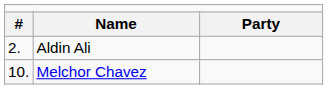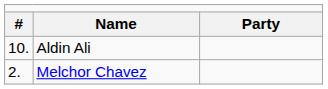(14, 48) 2. -> (19, 48) 10.
(19, 72) 10. -> (14, 72) 2.
